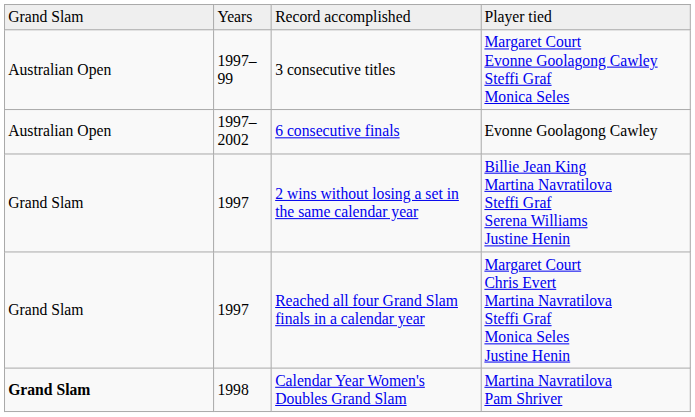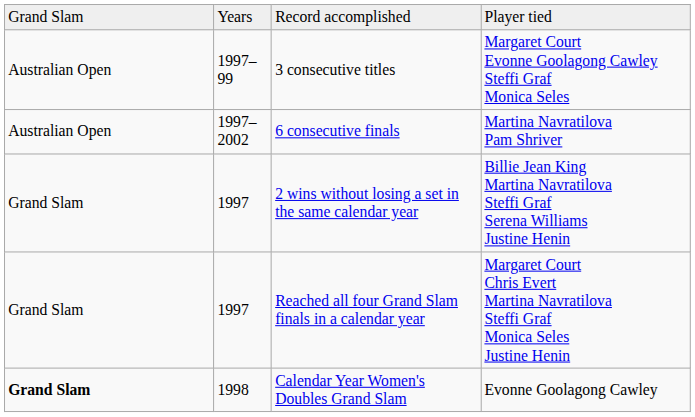(571, 131) Evonne Goolagong Cawley -> (548, 131) Martina Navratilova Pam Shriver
(548, 389) Martina Navratilova Pam Shriver -> (571, 389) Evonne Goolagong Cawley
